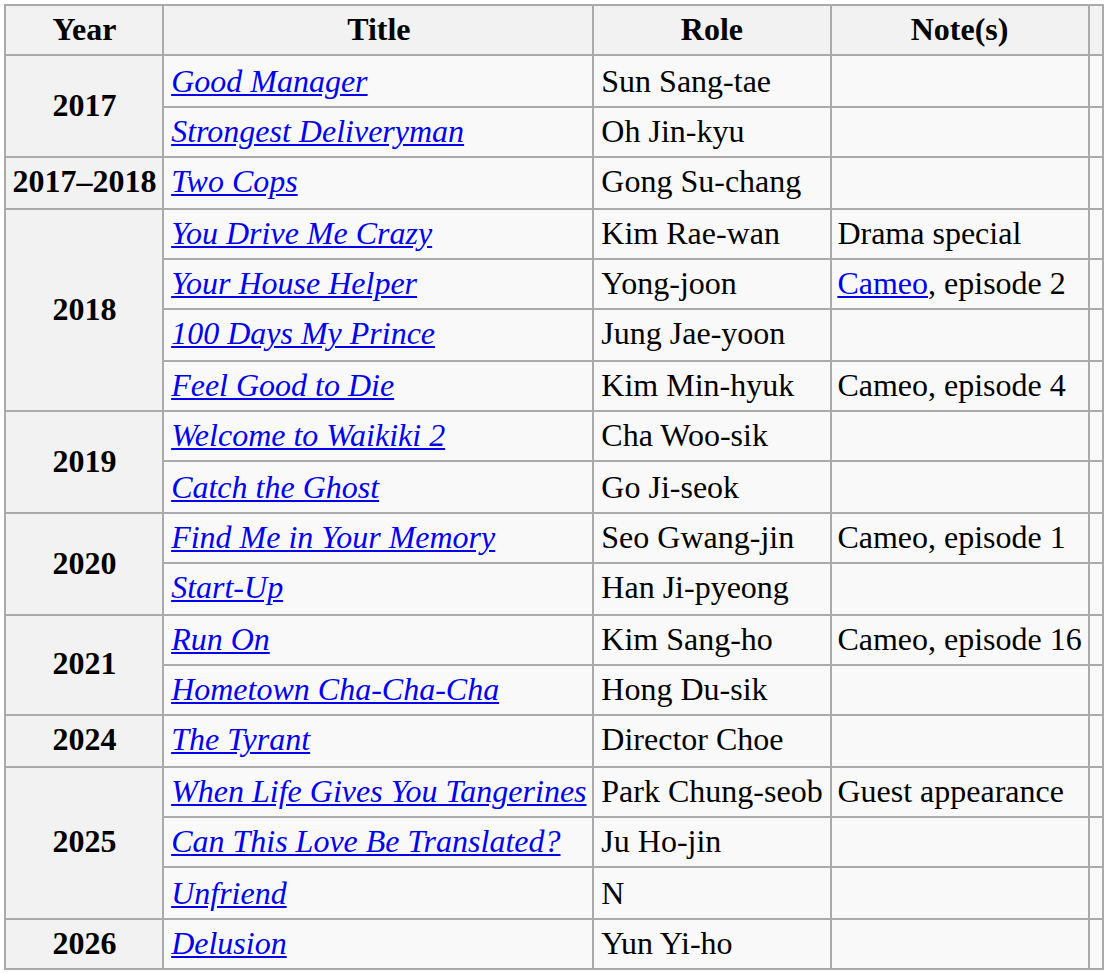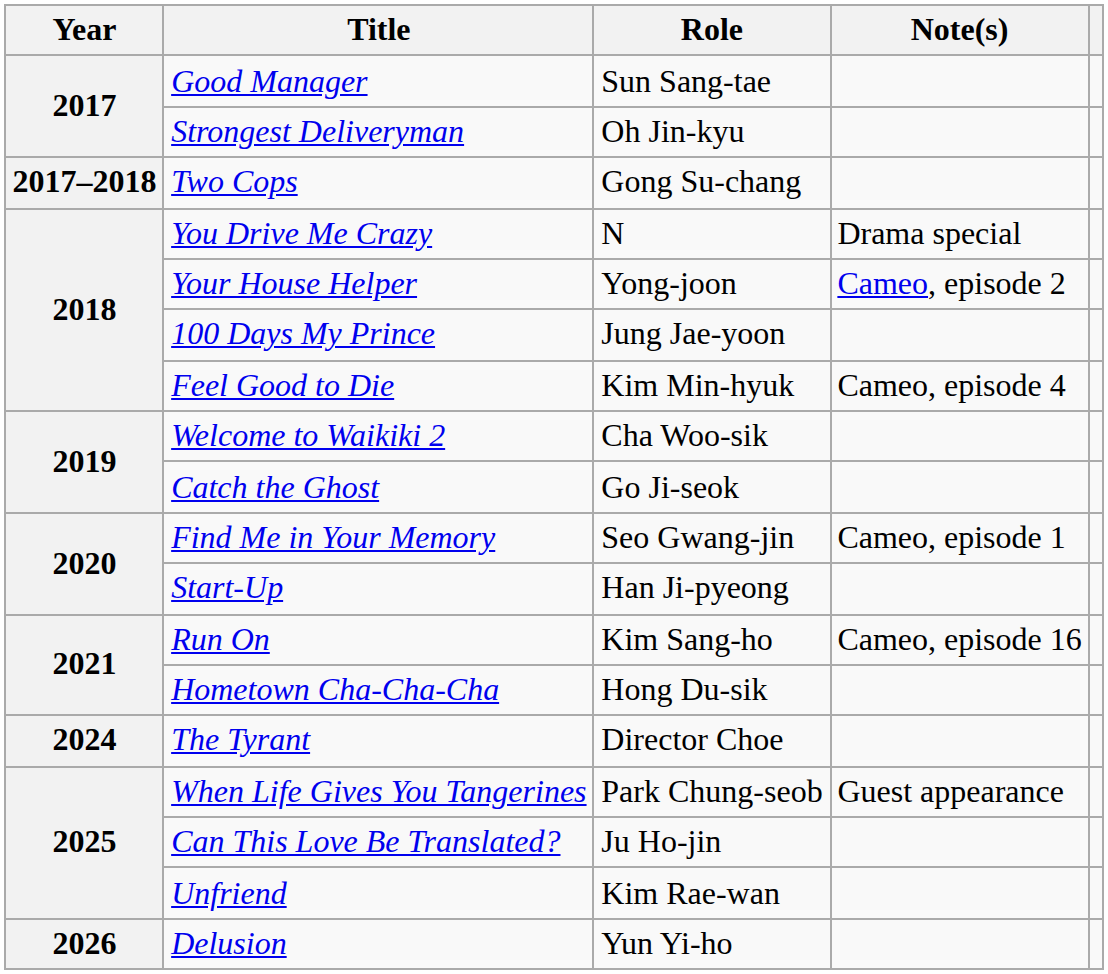(691, 232) Kim Rae-wan -> (613, 232) N
(613, 892) N -> (691, 892) Kim Rae-wan
